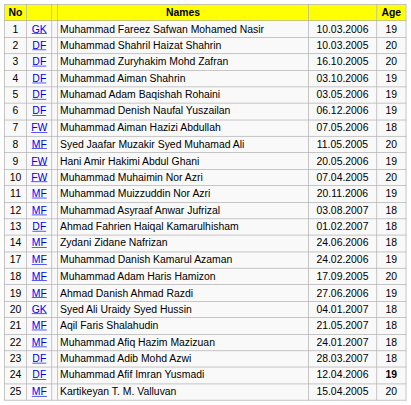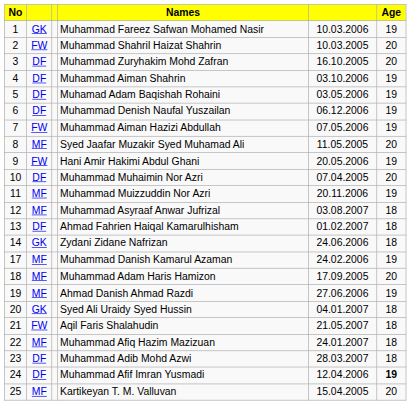(39, 45) DF -> (39, 45) FW
(391, 128) 18 -> (391, 128) 19
(39, 177) FW -> (39, 177) DF
(39, 243) MF -> (39, 243) GK
(39, 326) MF -> (39, 326) FW
